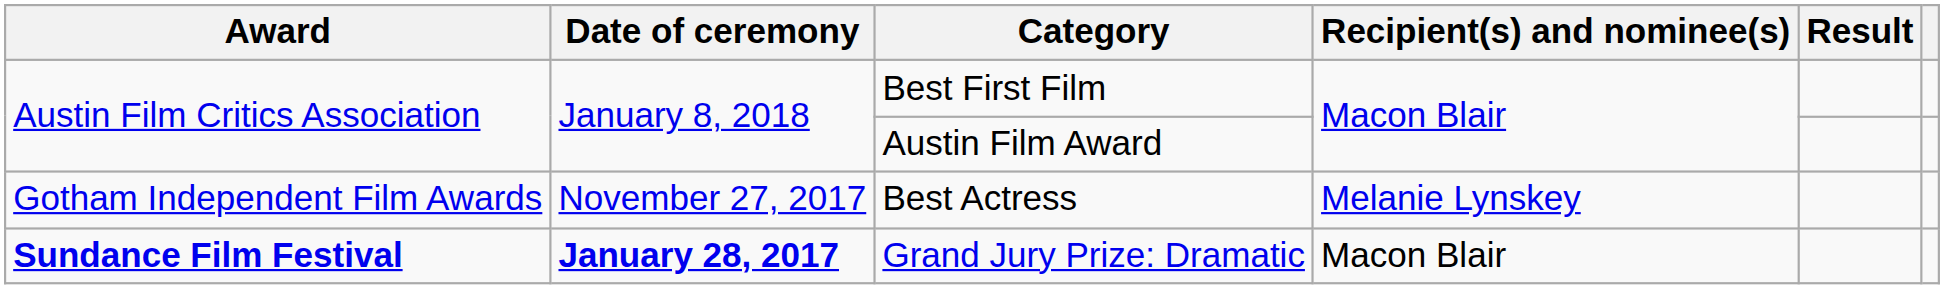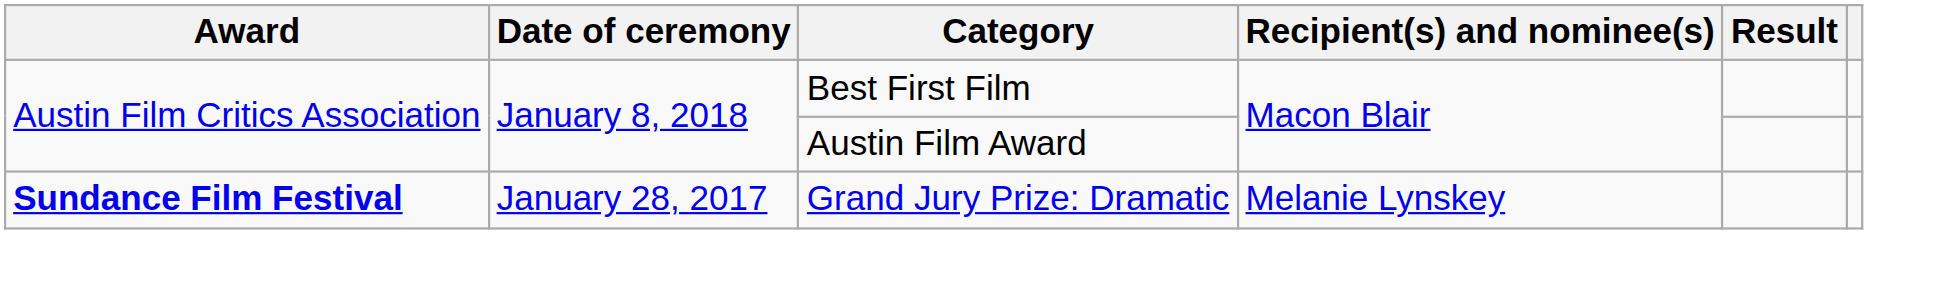- row: (980, 198)
(699, 254) bold -> (632, 198) normal
(1414, 254) Macon Blair -> (1375, 198) Melanie Lynskey
